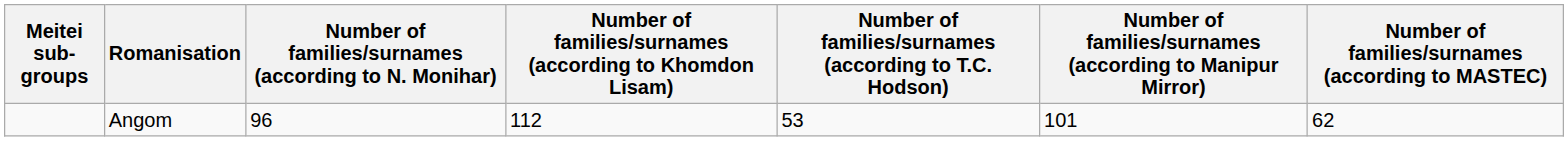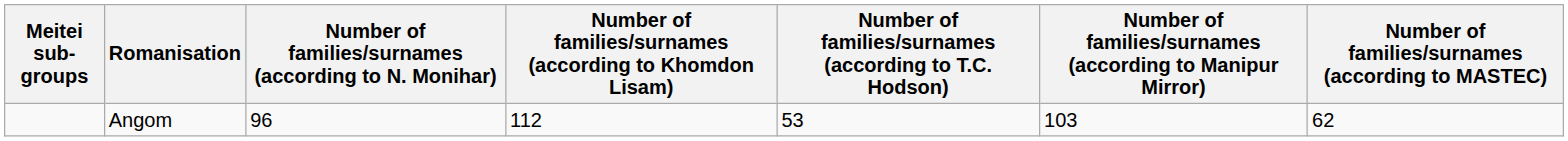(1061, 119) 101 -> (1061, 119) 103
